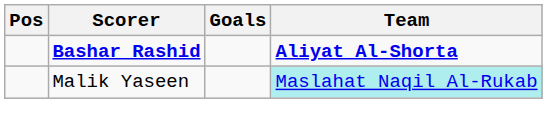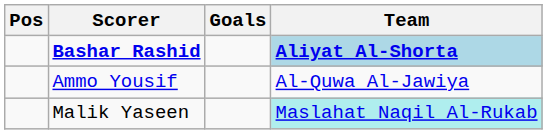(367, 51) no background -> (367, 51) lightblue background
+ row: (115, 82)
